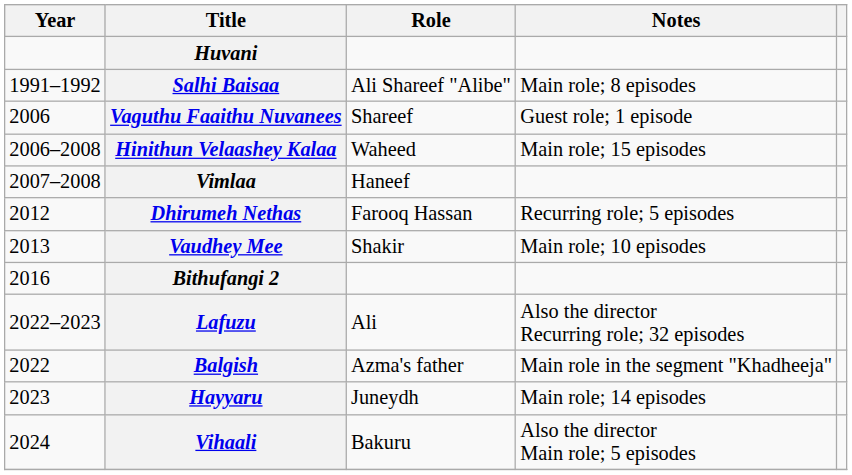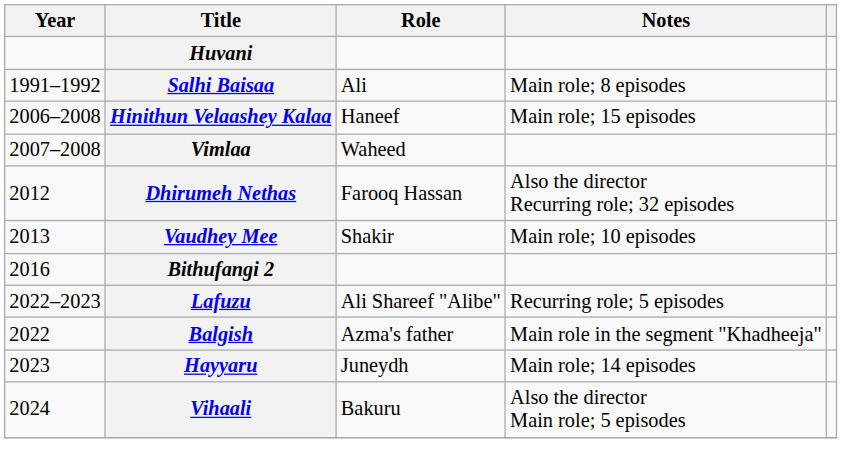(431, 85) Ali Shareef "Alibe" -> (354, 85) Ali
- row: (226, 117)
(383, 149) Waheed -> (370, 117) Haneef
(380, 181) Haneef -> (373, 149) Waheed
(627, 213) Recurring role; 5 episodes -> (622, 193) Also the director Recurring role; 32 episodes
(364, 322) Ali -> (421, 301) Ali Shareef "Alibe"
(632, 322) Also the director Recurring role; 32 episodes -> (617, 301) Recurring role; 5 episodes
